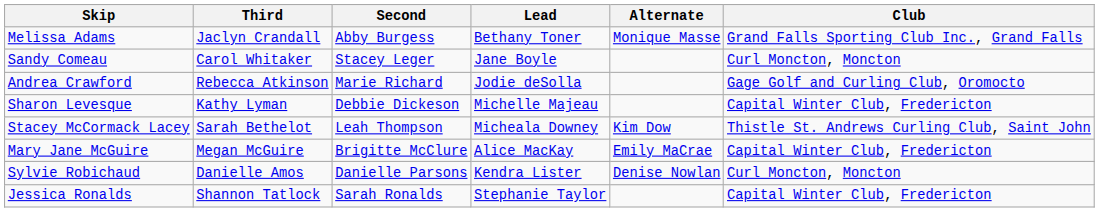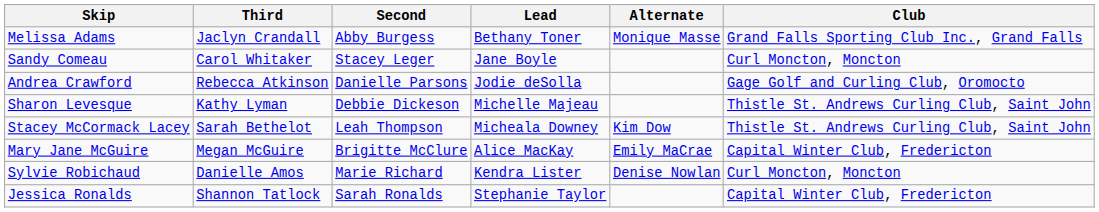(389, 83) Marie Richard -> (401, 83) Danielle Parsons
(859, 106) Capital Winter Club, Fredericton -> (909, 106) Thistle St. Andrews Curling Club, Saint John
(401, 173) Danielle Parsons -> (389, 173) Marie Richard
